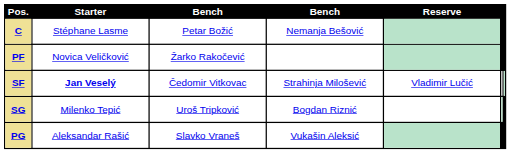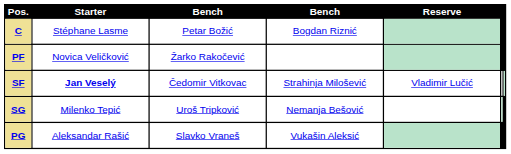(325, 31) Nemanja Bešović -> (325, 31) Bogdan Riznić
(325, 109) Bogdan Riznić -> (325, 109) Nemanja Bešović
